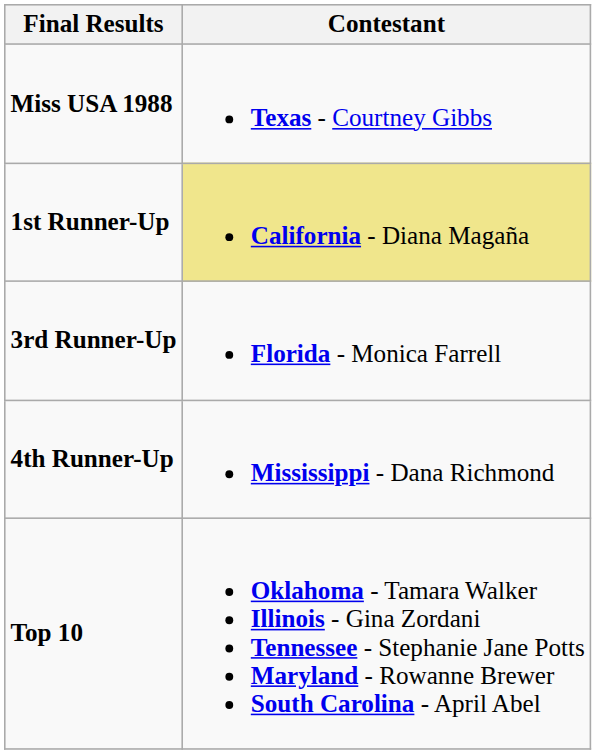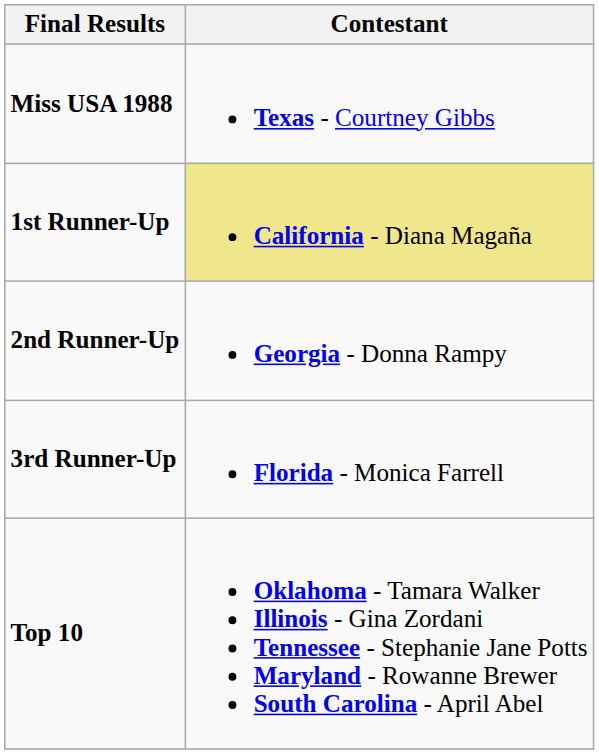+ row: (95, 340)
- row: (92, 458)
